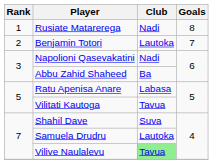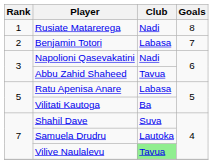(157, 43) Lautoka -> (155, 43) Labasa
(145, 74) Ba -> (152, 74) Tavua
(152, 105) Tavua -> (145, 105) Ba
